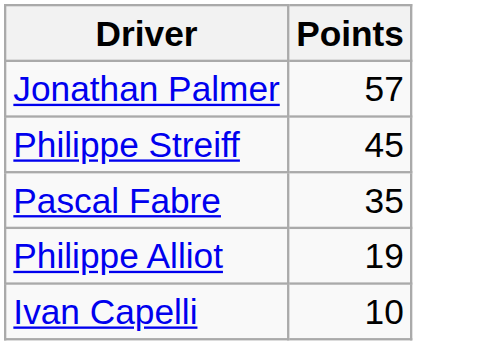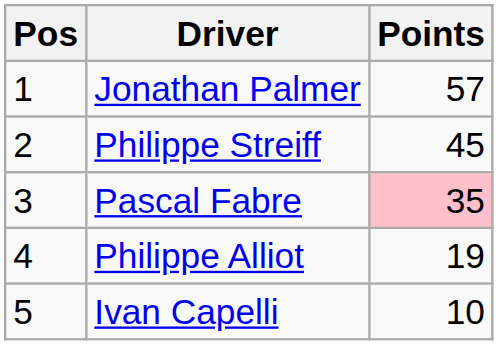+ column: (46, 33)
(384, 201) no background -> (465, 201) pink background
